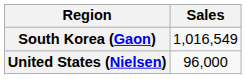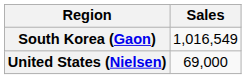(205, 62) 96,000 -> (205, 62) 69,000
